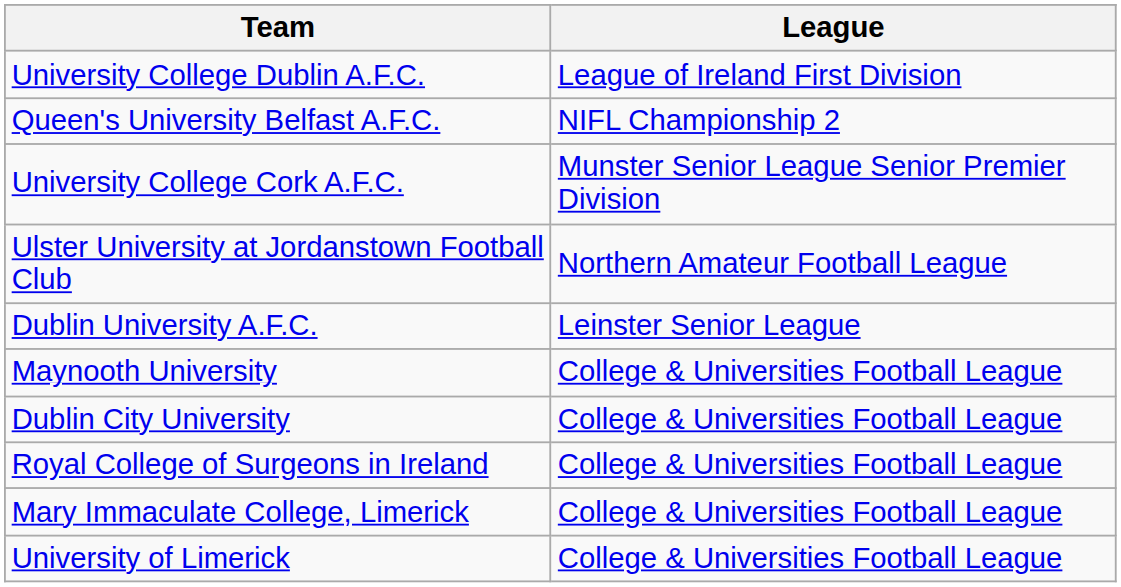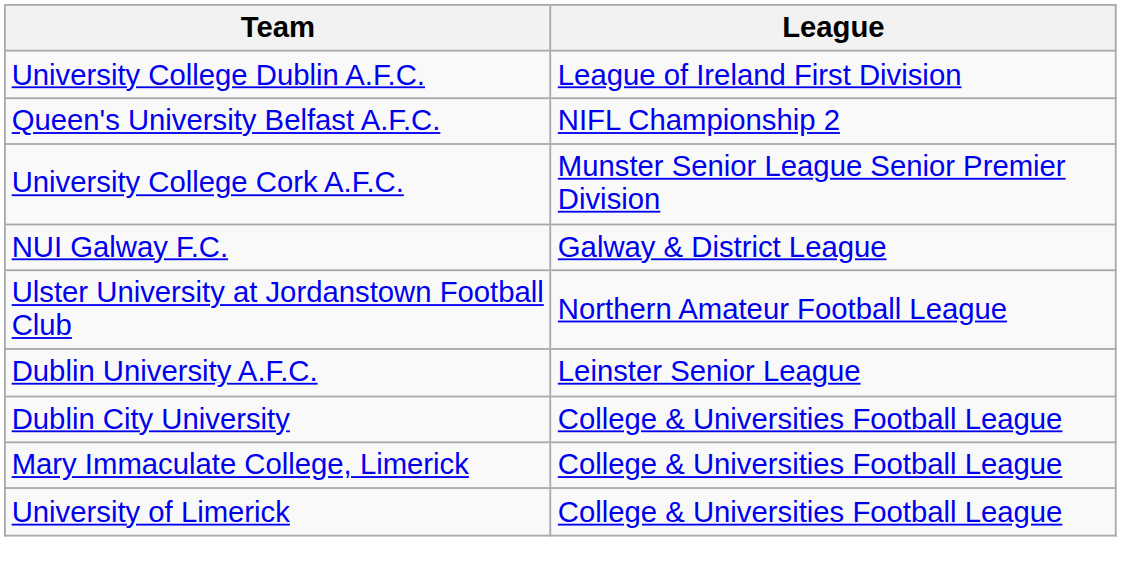+ row: (120, 246)
- row: (144, 372)
- row: (250, 465)
